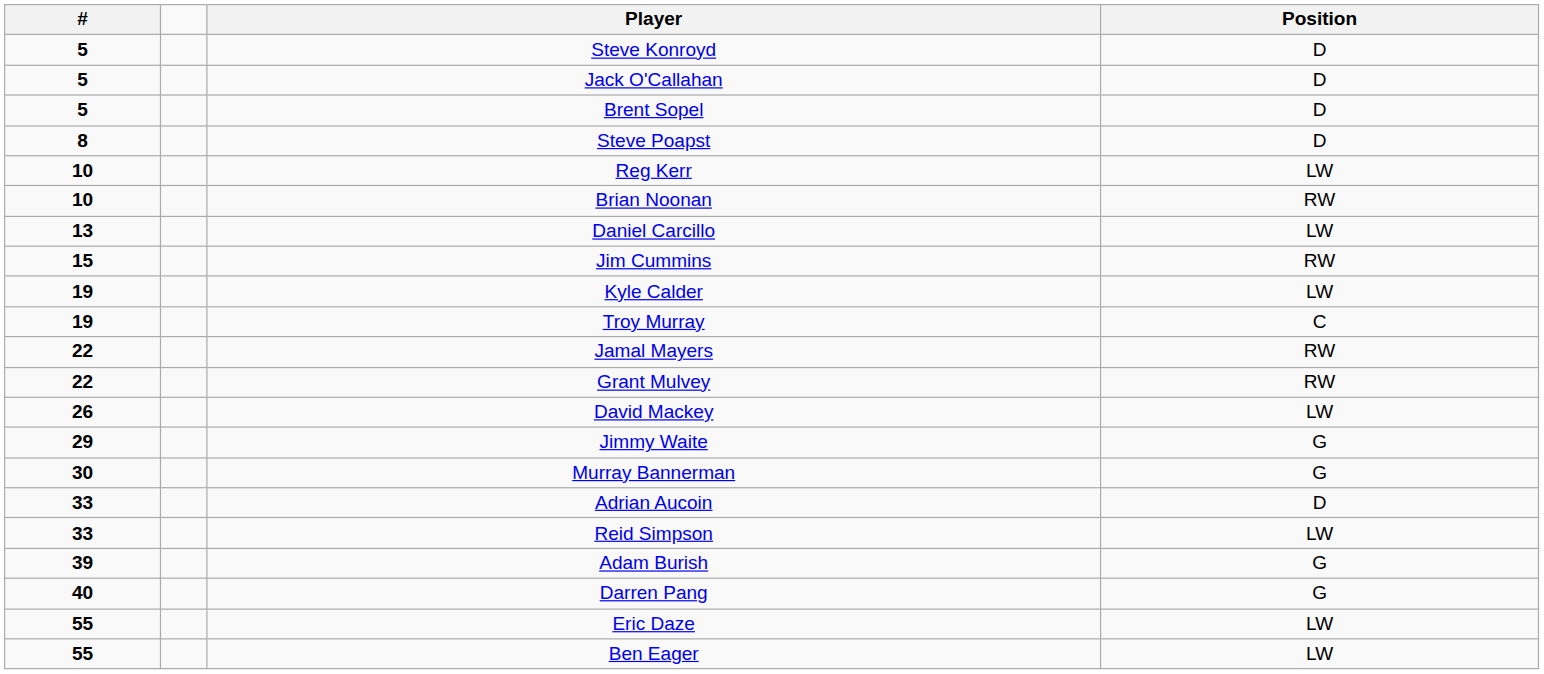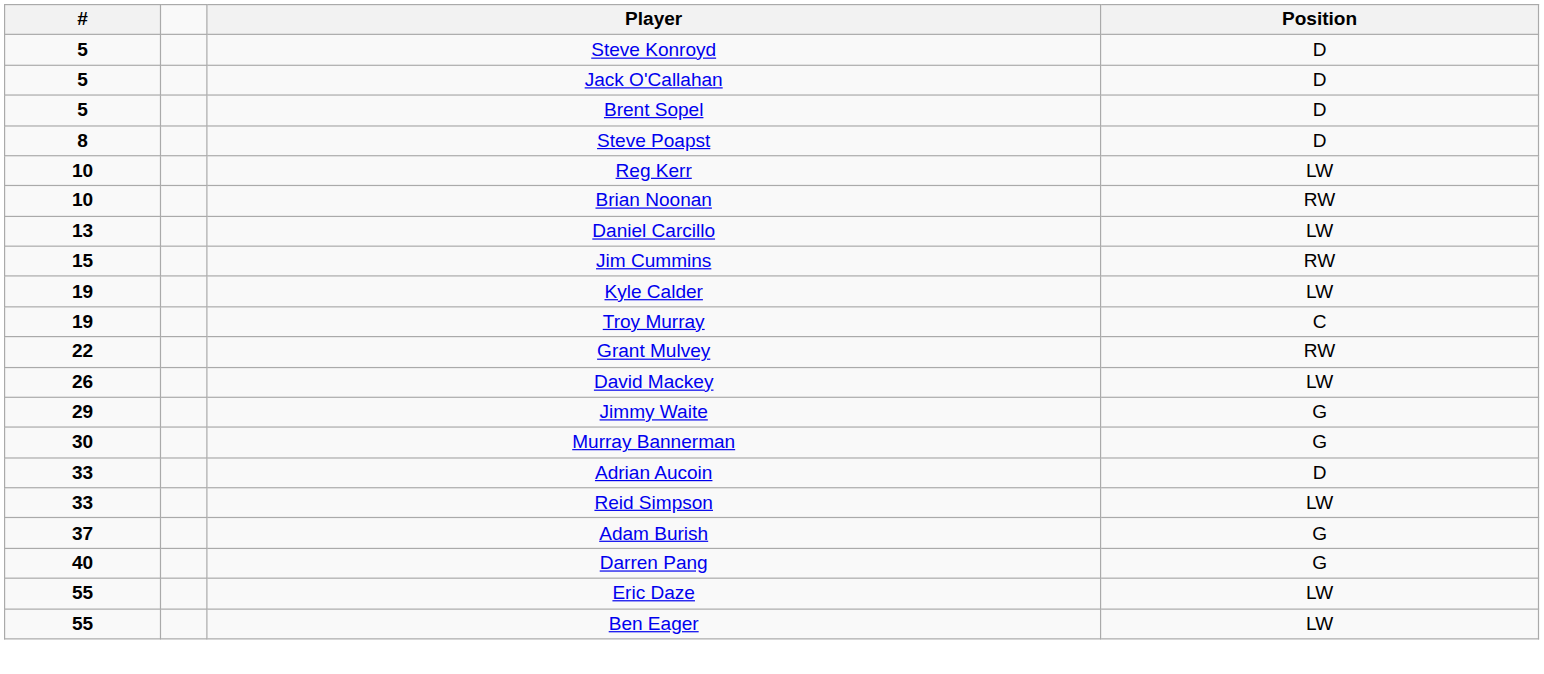- row: (654, 351)
(83, 563) 39 -> (83, 532) 37
